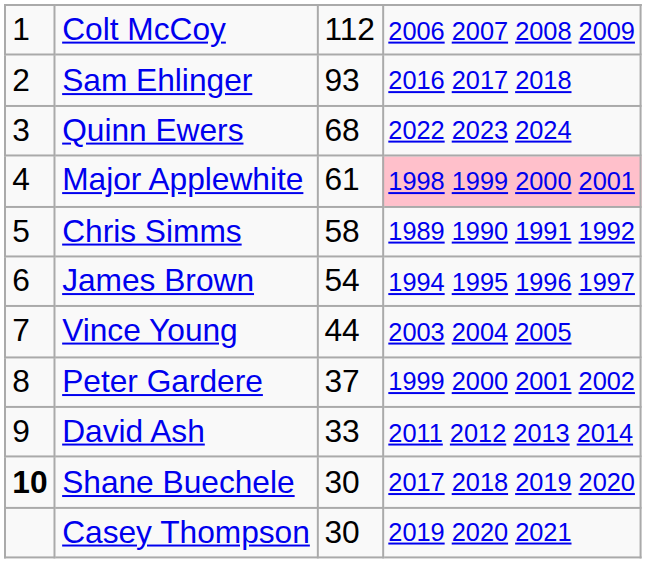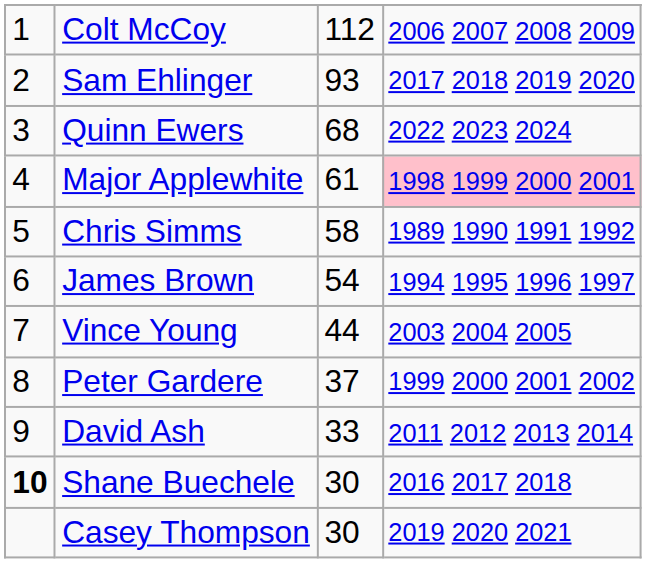(480, 80) 2016 2017 2018 -> (512, 80) 2017 2018 2019 2020
(512, 482) 2017 2018 2019 2020 -> (480, 482) 2016 2017 2018
